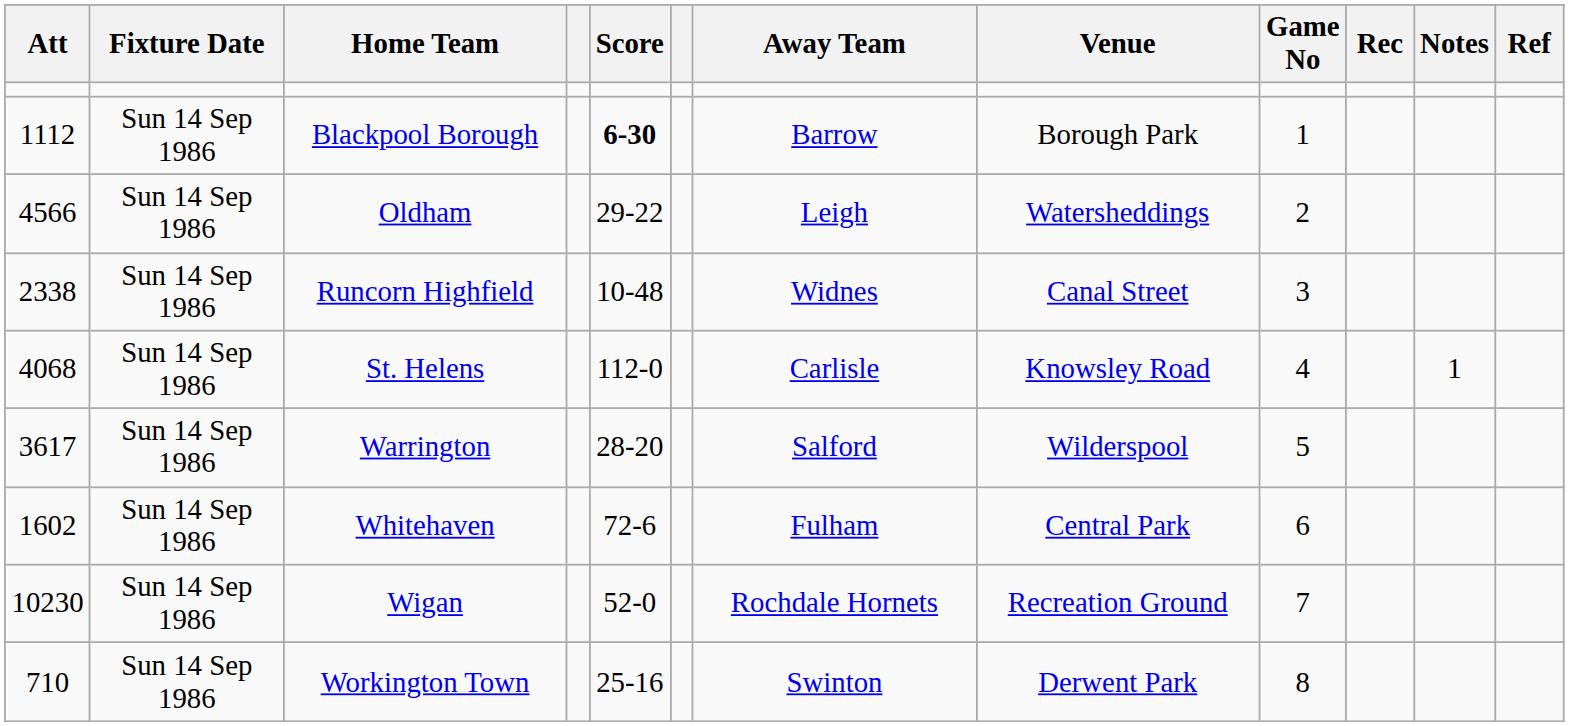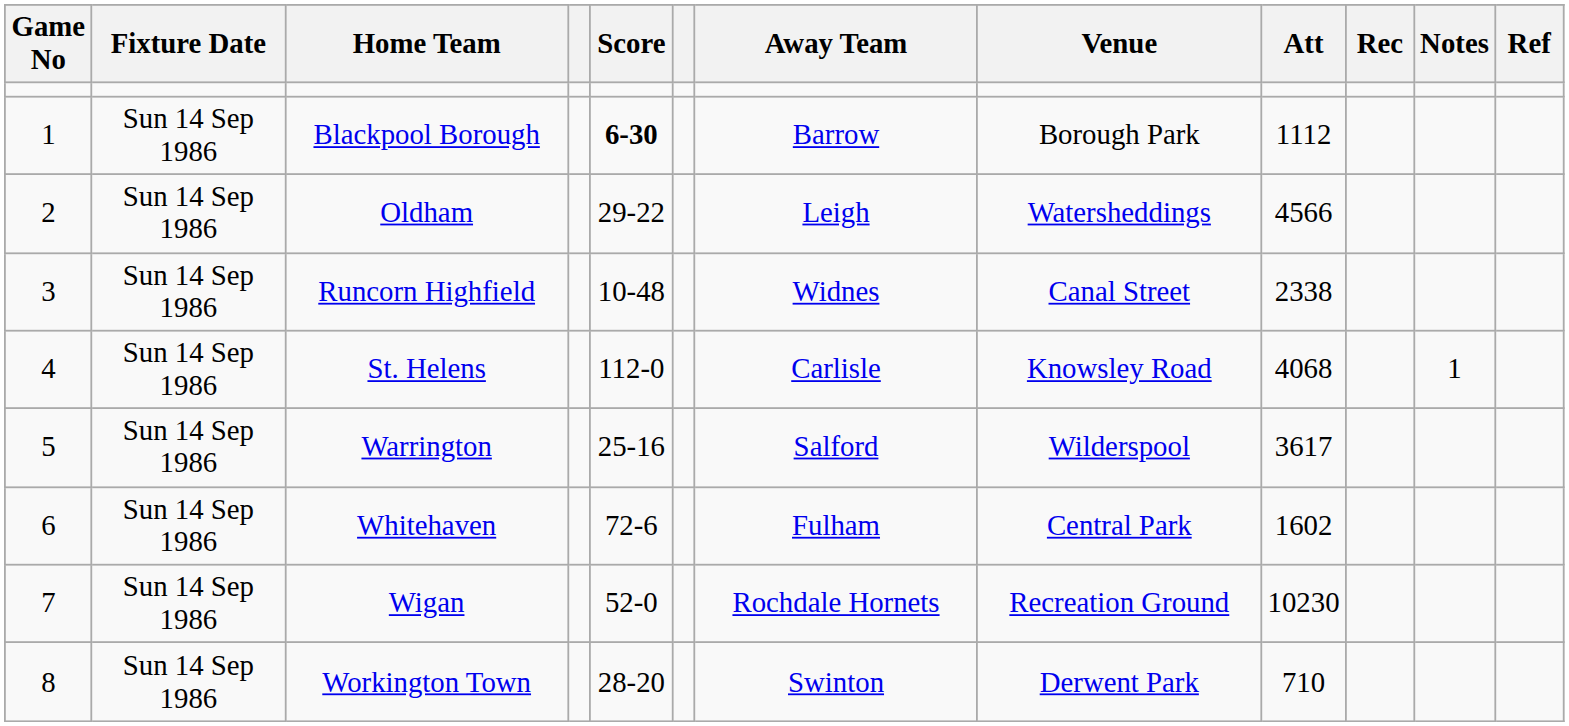columns swapped: (1303, 43) <-> (48, 43)
(630, 447) 28-20 -> (631, 447) 25-16
(630, 681) 25-16 -> (631, 681) 28-20
